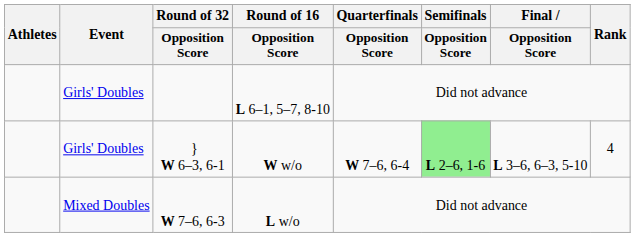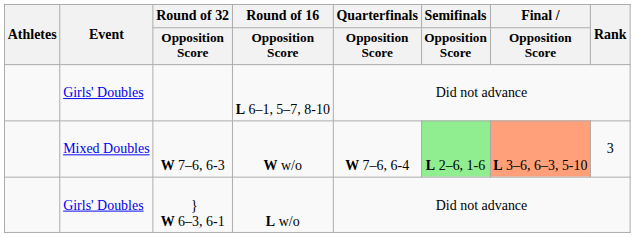(103, 149) Girls' Doubles -> (106, 149) Mixed Doubles
(193, 157) } W 6–3, 6-1 -> (193, 157) W 7–6, 6-3
(540, 157) no background -> (540, 157) lightsalmon background
(610, 149) 4 -> (610, 149) 3
(106, 205) Mixed Doubles -> (103, 205) Girls' Doubles
(193, 213) W 7–6, 6-3 -> (193, 213) } W 6–3, 6-1
